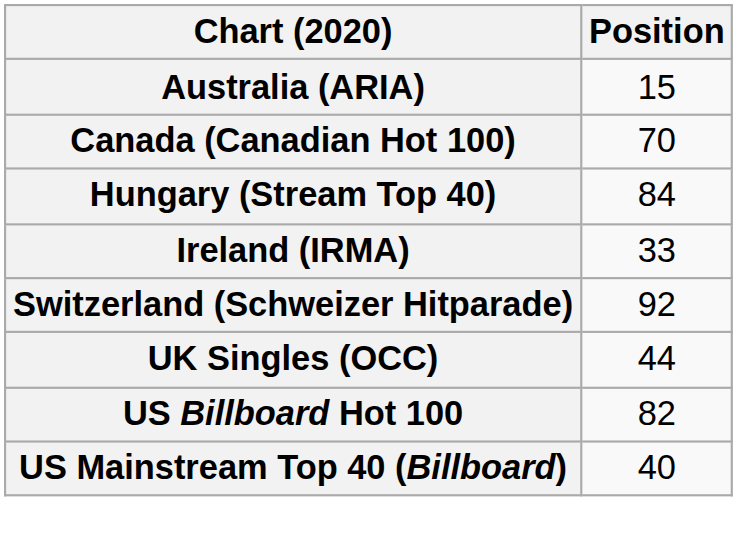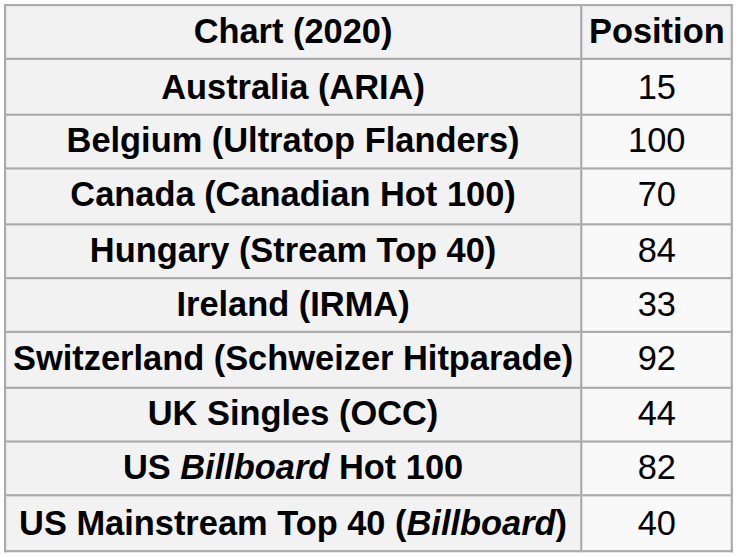+ row: (293, 140)
